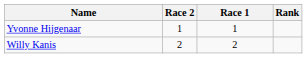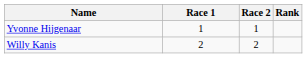columns swapped: (235, 12) <-> (180, 12)
